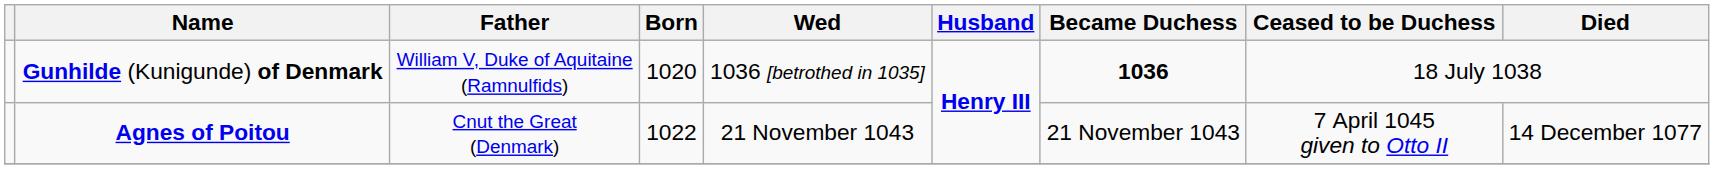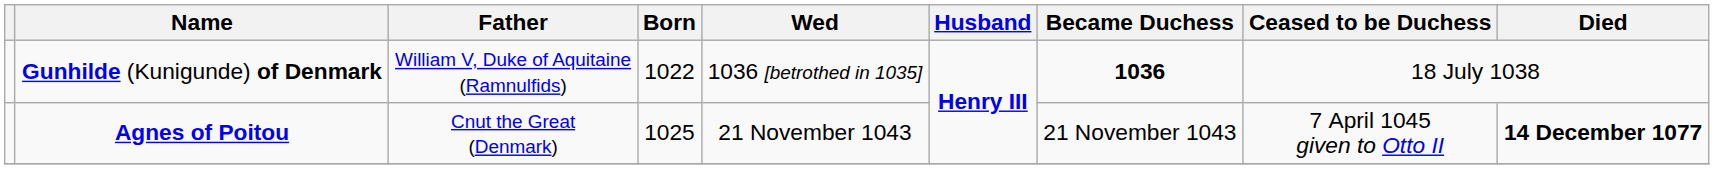(671, 71) 1020 -> (669, 71) 1022
(671, 132) 1022 -> (669, 132) 1025
(1605, 132) normal -> (1603, 132) bold
